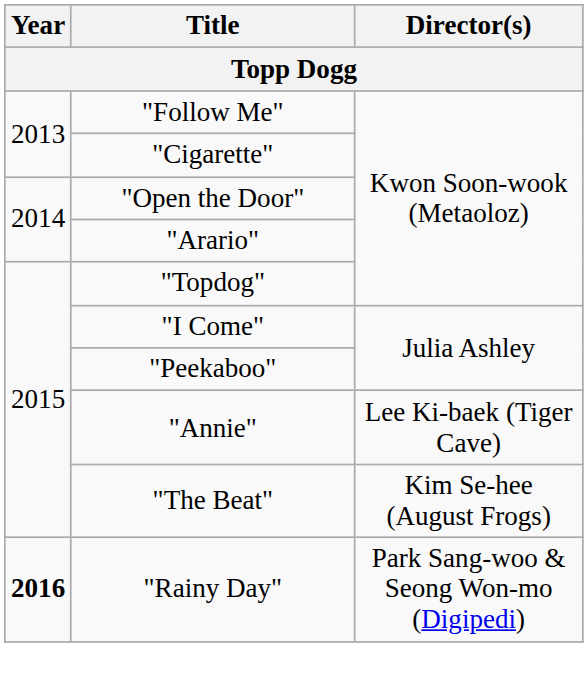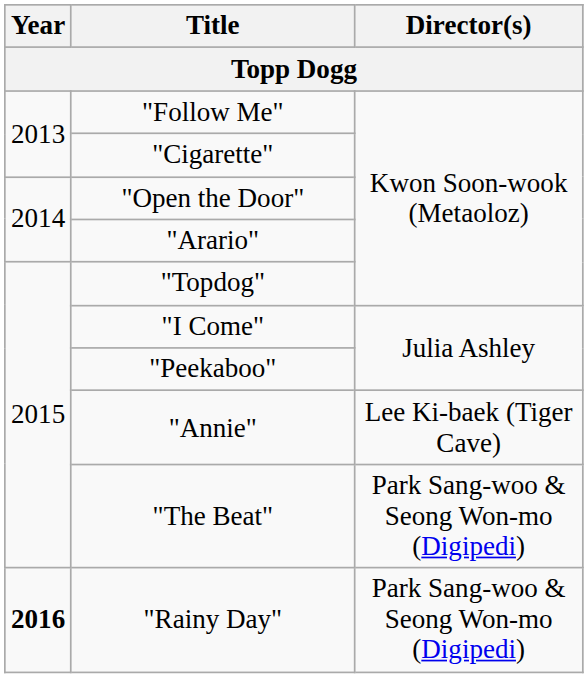(469, 500) Kim Se-hee (August Frogs) -> (469, 515) Park Sang-woo & Seong Won-mo (Digipedi)
